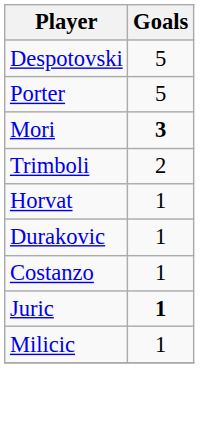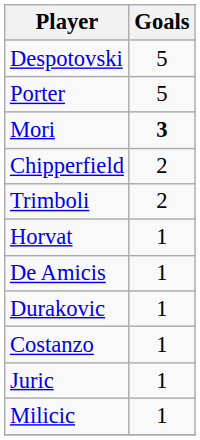+ row: (67, 165)
+ row: (58, 272)
(161, 308) bold -> (162, 380) normal
